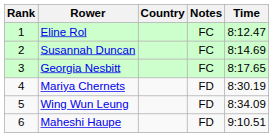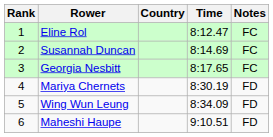columns swapped: (247, 13) <-> (206, 13)
